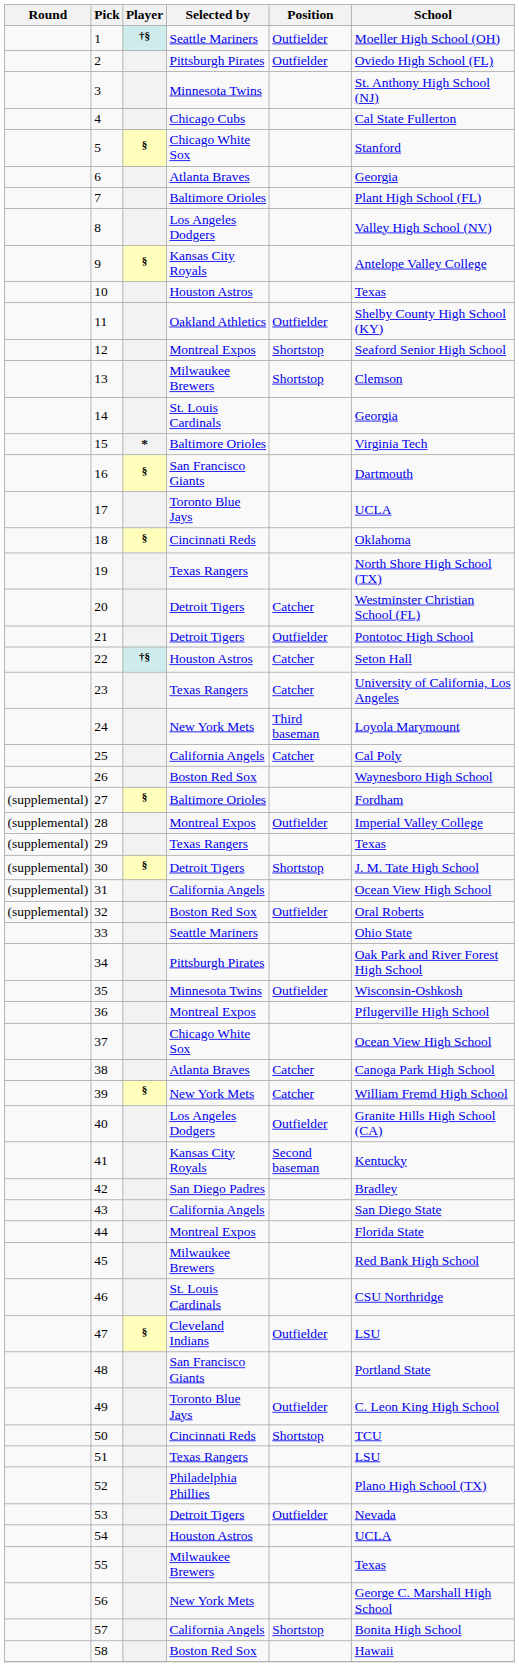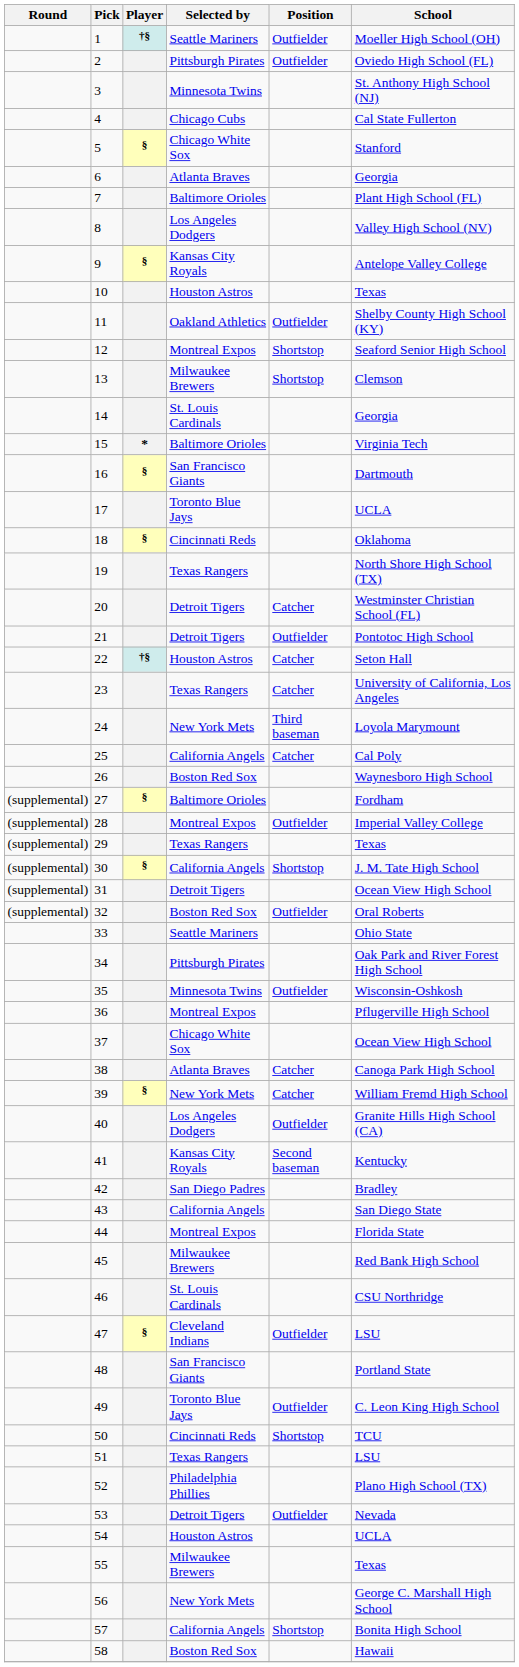(207, 867) Detroit Tigers -> (217, 867) California Angels
(217, 890) California Angels -> (207, 890) Detroit Tigers
